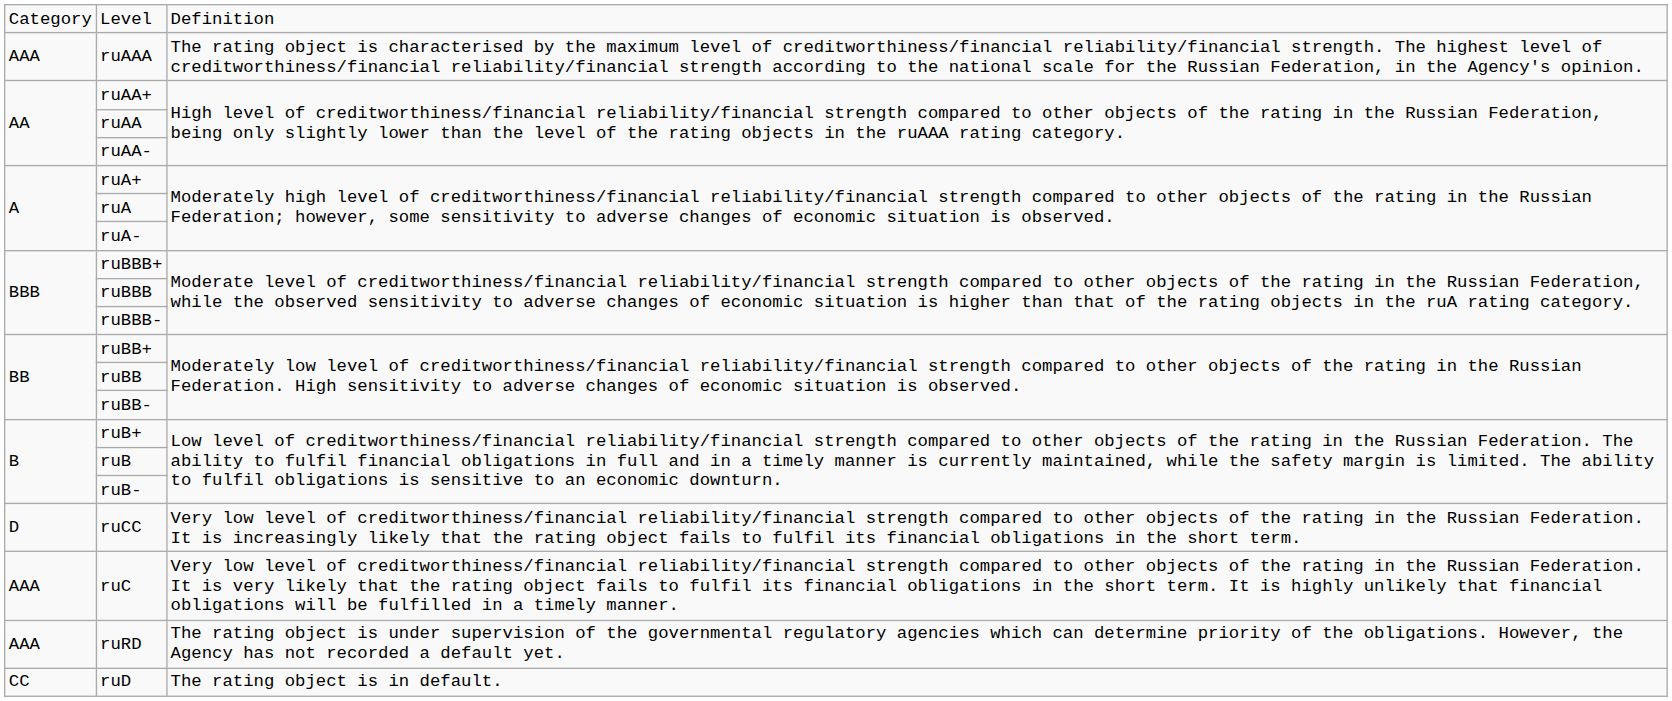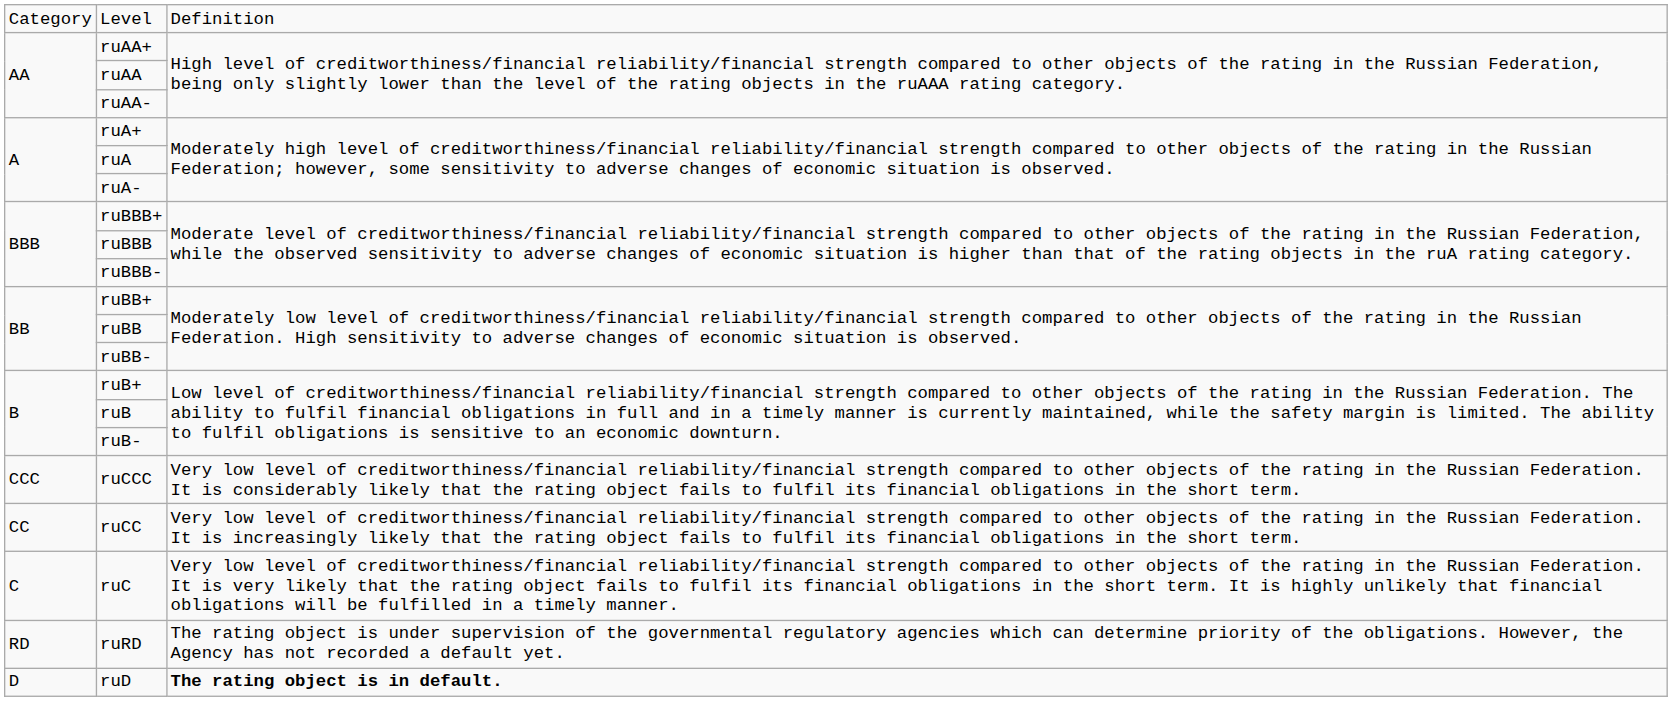- row: (126, 57)
+ row: (126, 480)
(14, 528) D -> (19, 528) CC
(24, 586) AAA -> (14, 586) C
(24, 644) AAA -> (19, 644) RD
(19, 682) CC -> (14, 682) D
(337, 682) normal -> (337, 682) bold
